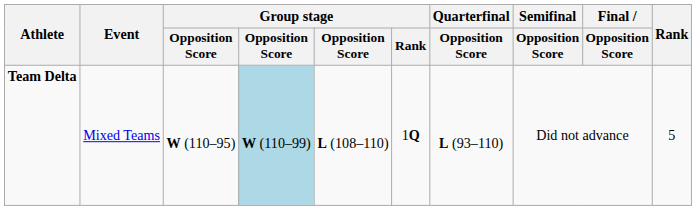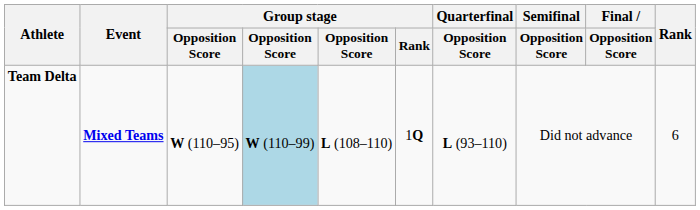(122, 135) normal -> (123, 135) bold
(672, 135) 5 -> (675, 135) 6
